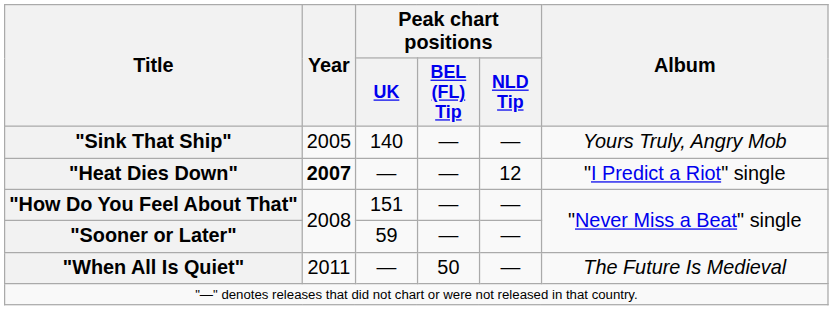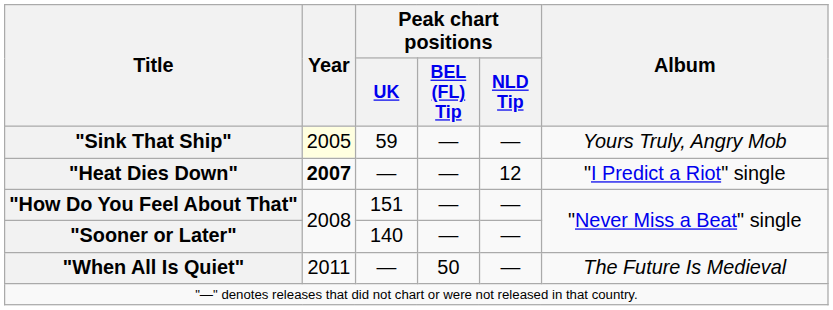(329, 141) no background -> (329, 141) lightyellow background
(386, 141) 140 -> (386, 141) 59
(386, 236) 59 -> (386, 236) 140
